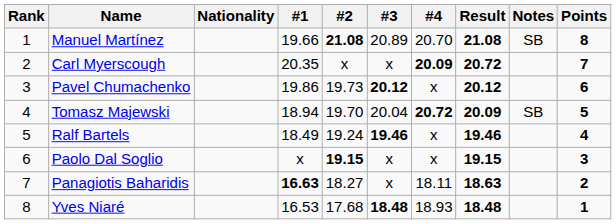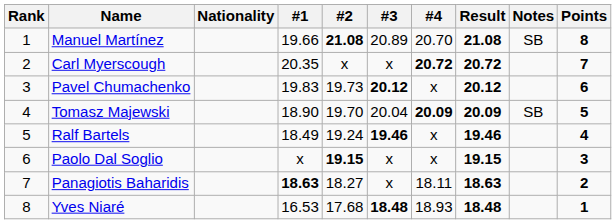(434, 64) 20.09 -> (434, 64) 20.72
(300, 87) 19.86 -> (300, 87) 19.83
(300, 111) 18.94 -> (300, 111) 18.90
(434, 111) 20.72 -> (434, 111) 20.09
(300, 183) 16.63 -> (300, 183) 18.63
